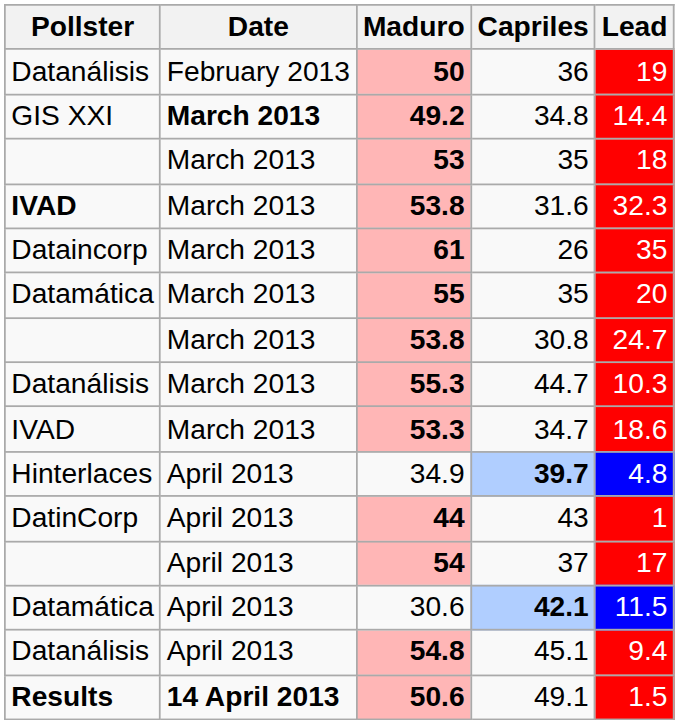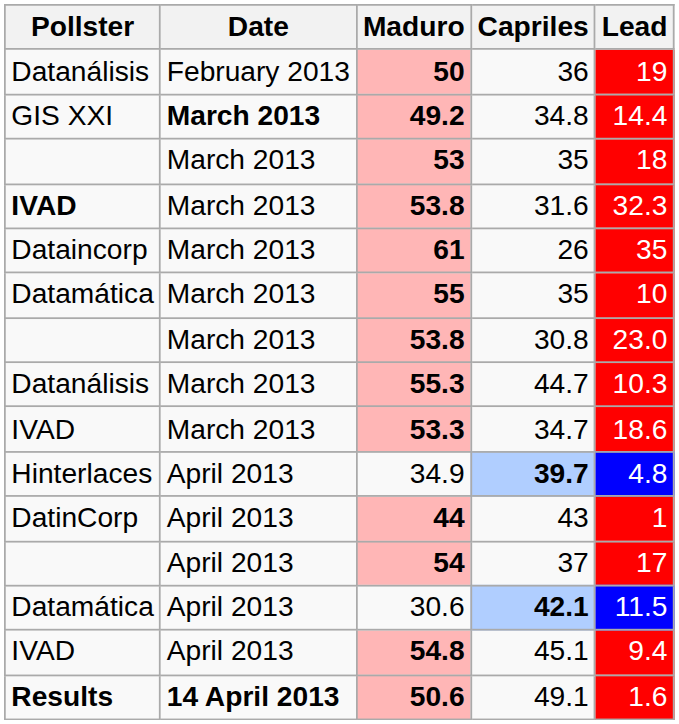(652, 294) 20 -> (652, 294) 10
(640, 339) 24.7 -> (640, 339) 23.0
(80, 652) Datanálisis -> (43, 652) IVAD
(648, 696) 1.5 -> (648, 696) 1.6
